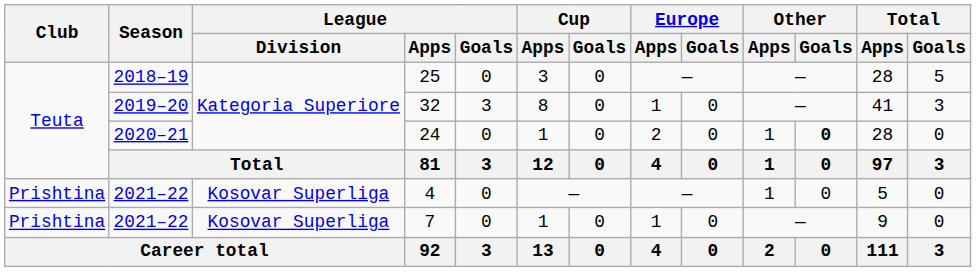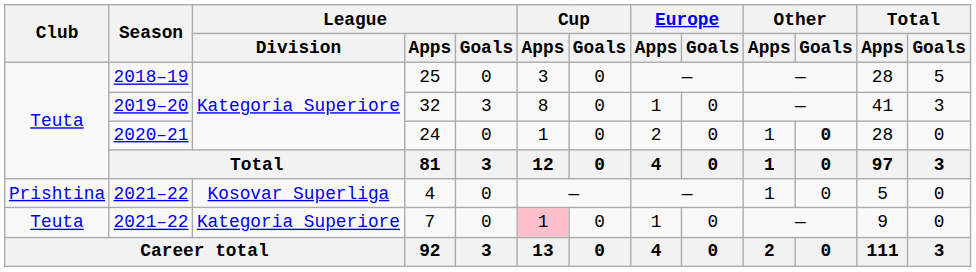(57, 222) Prishtina -> (57, 222) Teuta
(298, 222) Kosovar Superliga -> (298, 222) Kategoria Superiore
(543, 222) no background -> (543, 222) pink background
